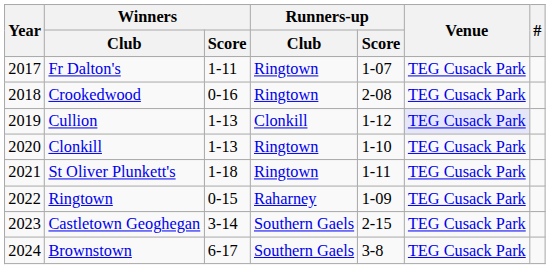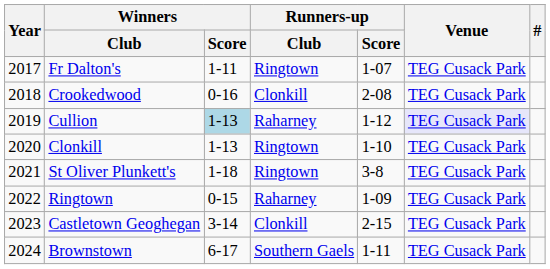(286, 95) Ringtown -> (281, 95) Clonkill
(223, 120) no background -> (223, 120) lightblue background
(281, 120) Clonkill -> (285, 120) Raharney
(376, 172) 1-11 -> (373, 172) 3-8
(304, 224) Southern Gaels -> (281, 224) Clonkill
(373, 250) 3-8 -> (376, 250) 1-11
